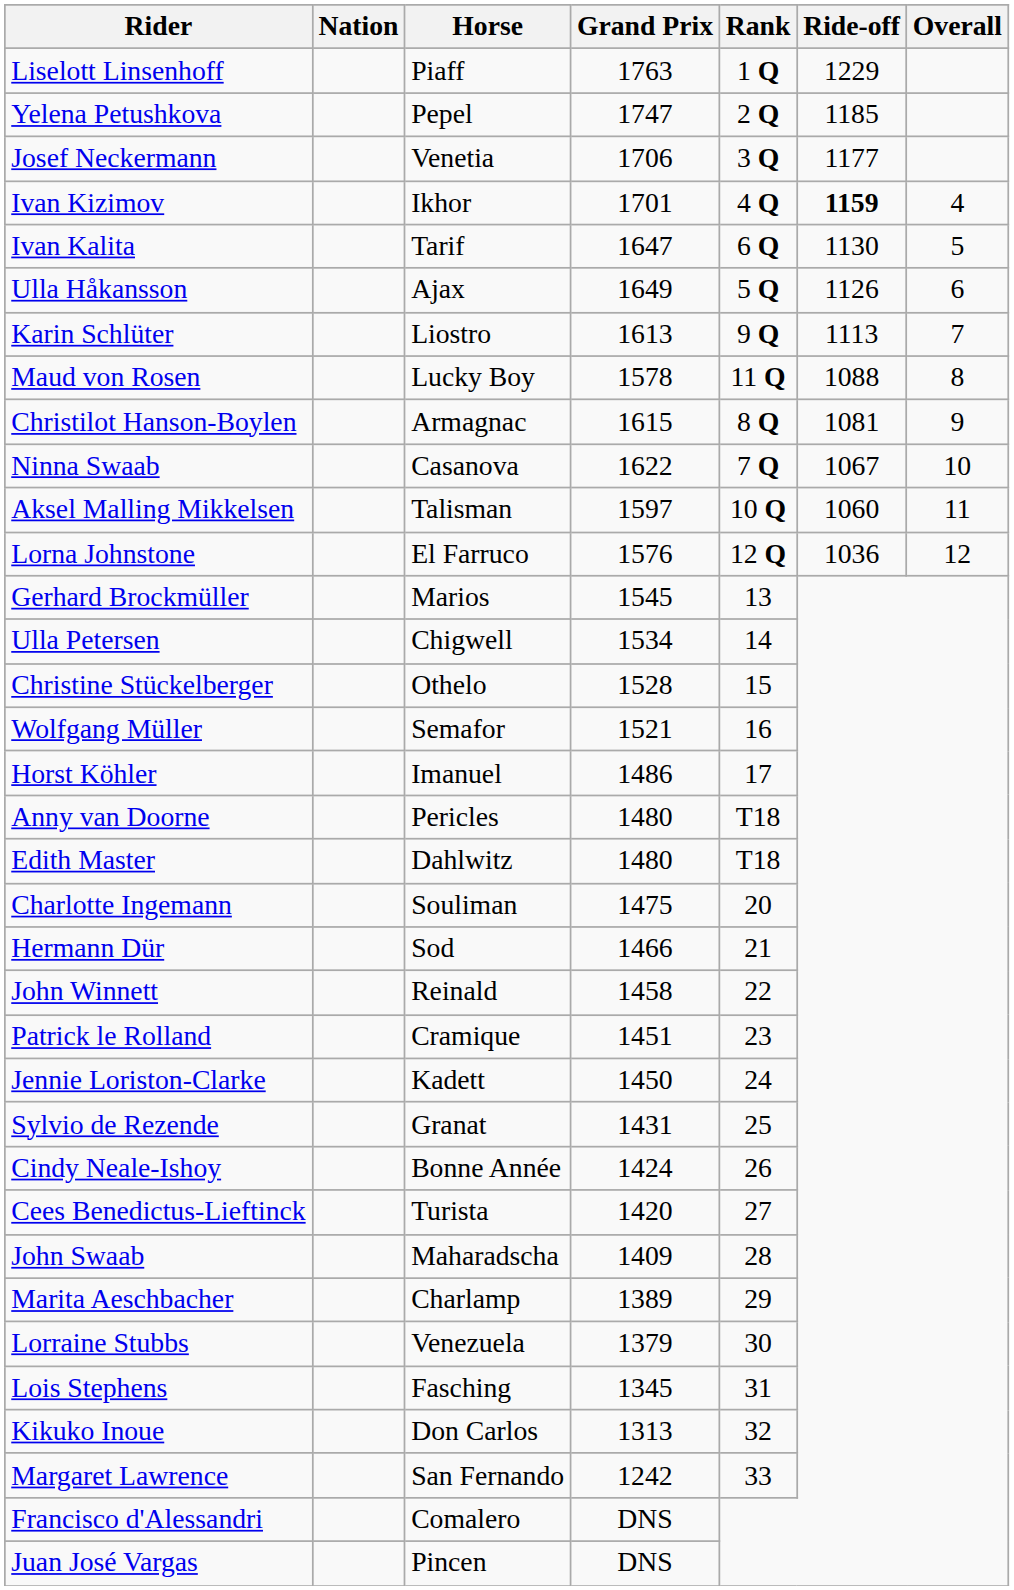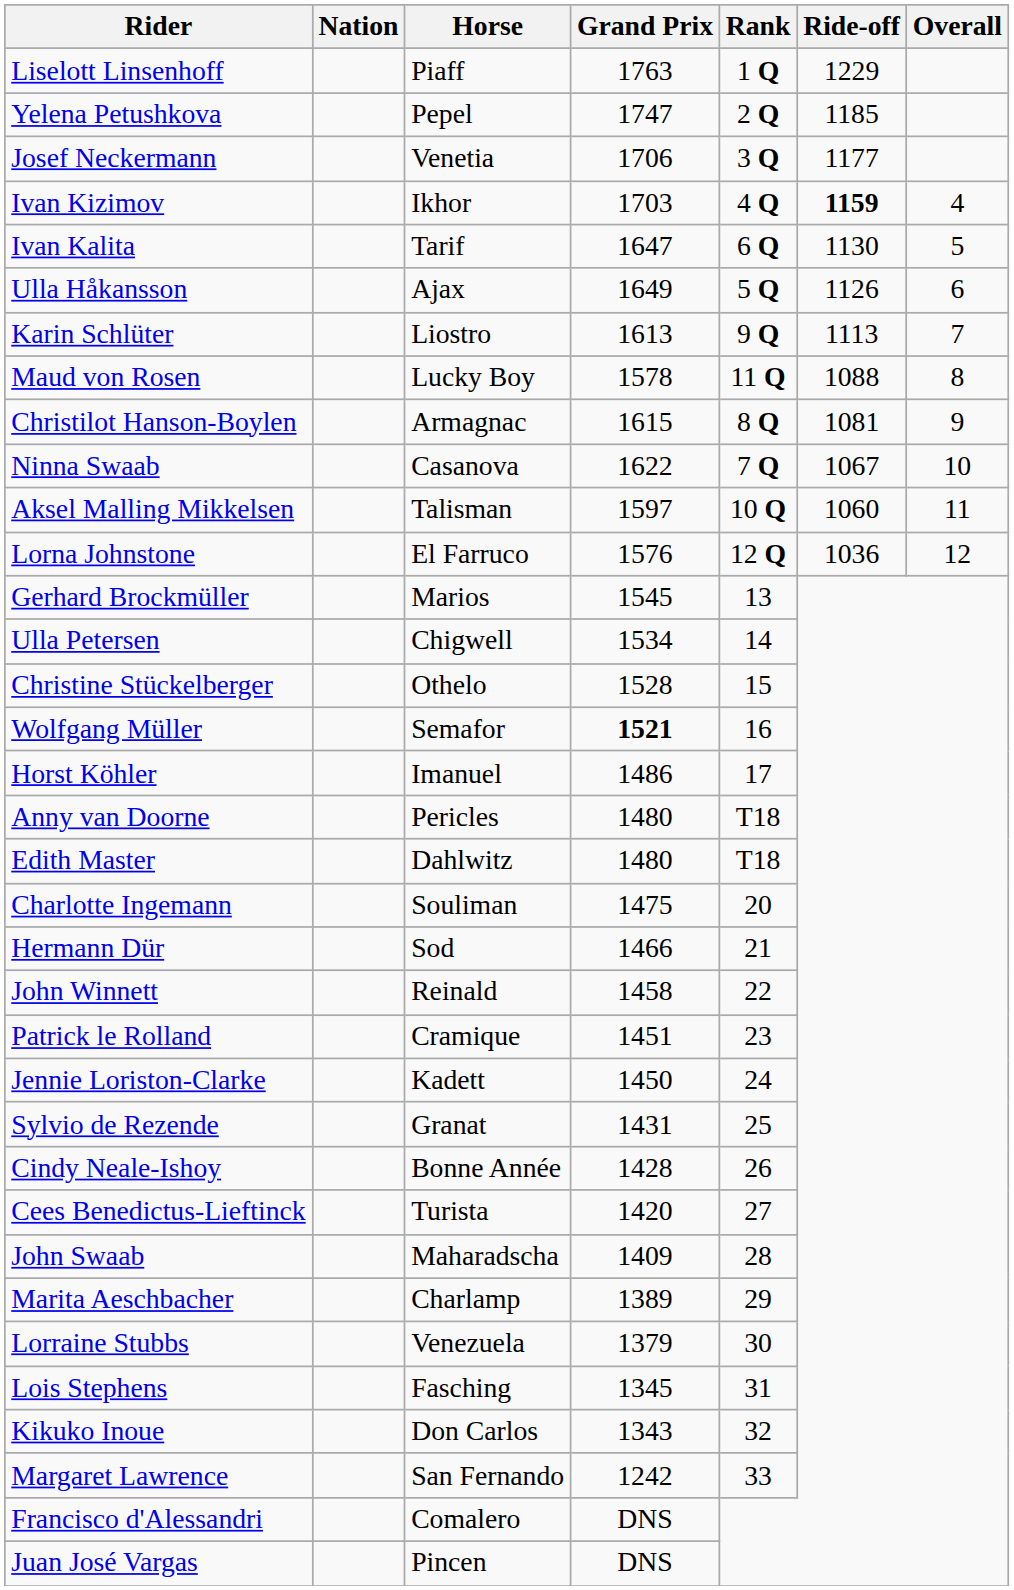(645, 202) 1701 -> (645, 202) 1703
(645, 728) normal -> (645, 728) bold
(645, 1167) 1424 -> (645, 1167) 1428
(645, 1431) 1313 -> (645, 1431) 1343
